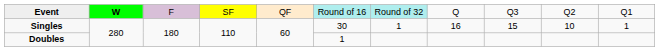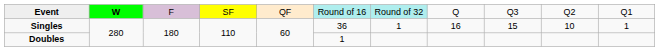(342, 26) 30 -> (342, 26) 36
